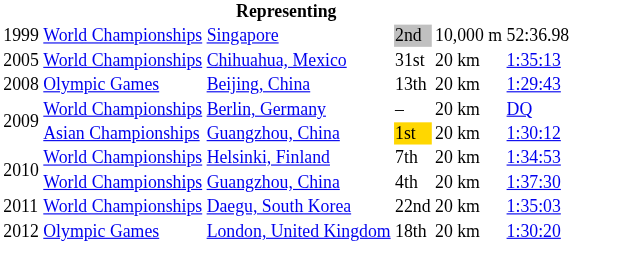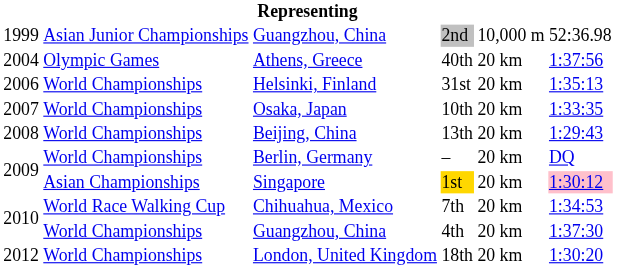(123, 35) World Championships -> (146, 35) Asian Junior Championships
(243, 35) Singapore -> (320, 35) Guangzhou, China
+ row: (457, 60)
(21, 60) 2005 -> (21, 84) 2006
(277, 60) Chihuahua, Mexico -> (315, 84) Helsinki, Finland
+ row: (457, 108)
(101, 84) Olympic Games -> (123, 133) World Championships
(273, 133) Guangzhou, China -> (289, 182) Singapore
(534, 133) no background -> (576, 182) pink background
(123, 157) World Championships -> (134, 206) World Race Walking Cup
(268, 157) Helsinki, Finland -> (323, 206) Chihuahua, Mexico
- row: (413, 206)
(101, 231) Olympic Games -> (123, 255) World Championships
